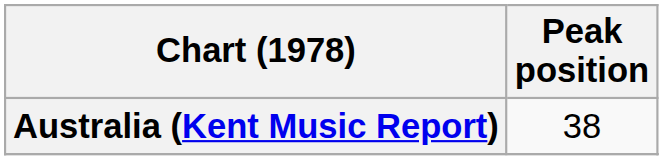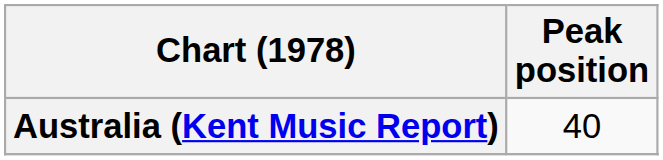(582, 125) 38 -> (582, 125) 40
